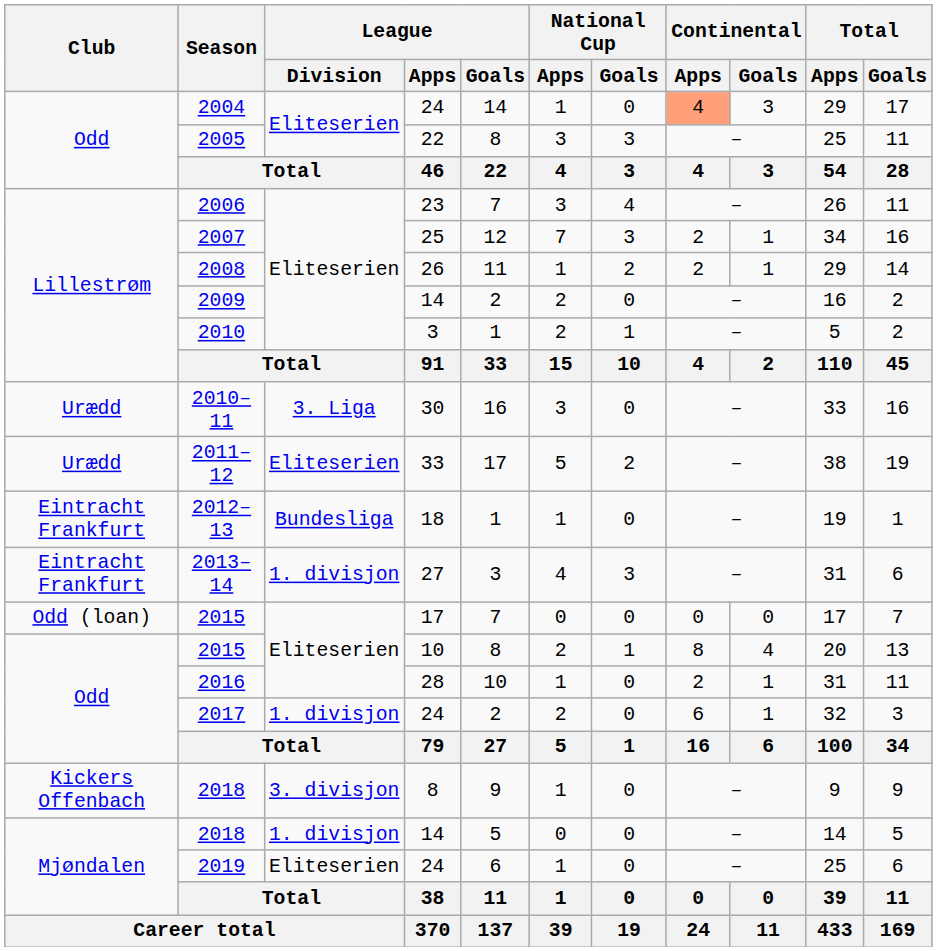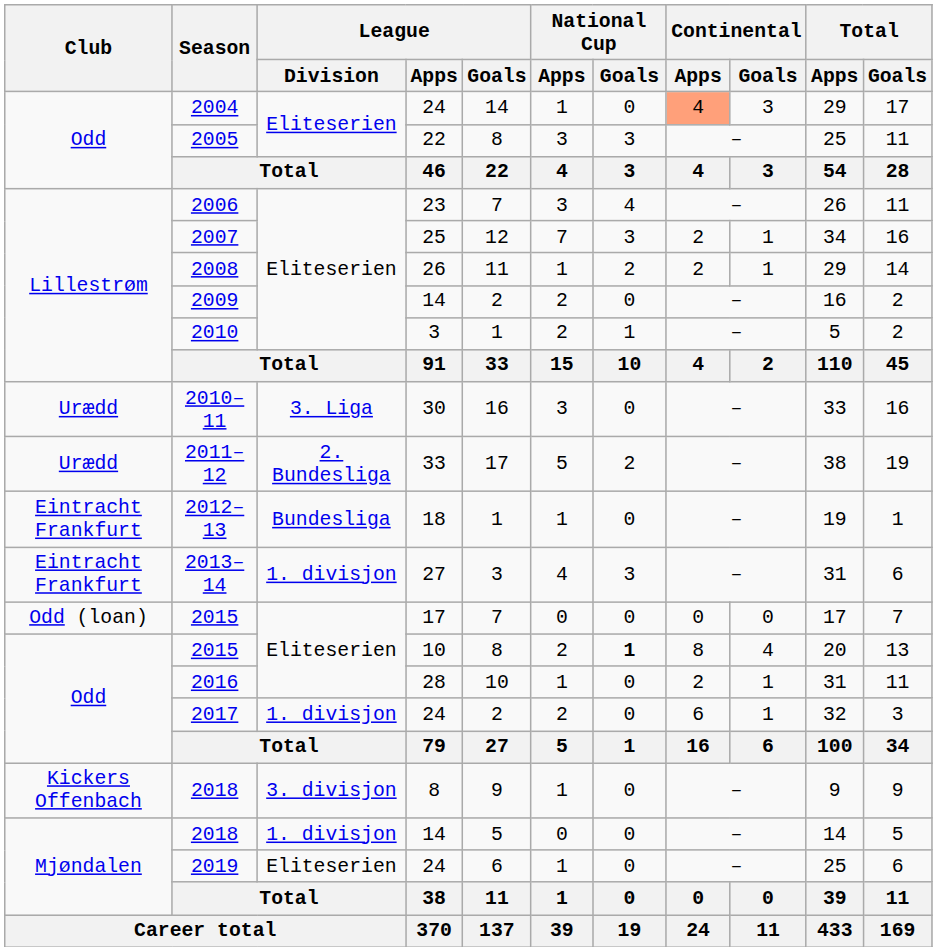(334, 464) Eliteserien -> (331, 464) 2. Bundesliga
(629, 650) normal -> (629, 650) bold
